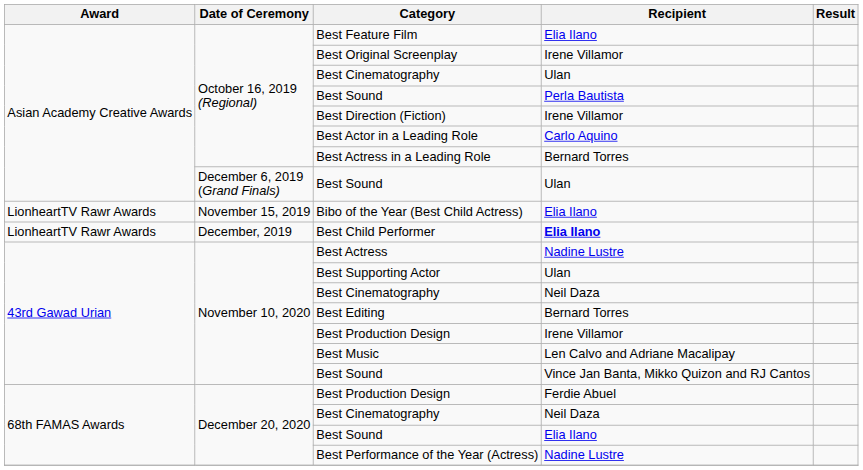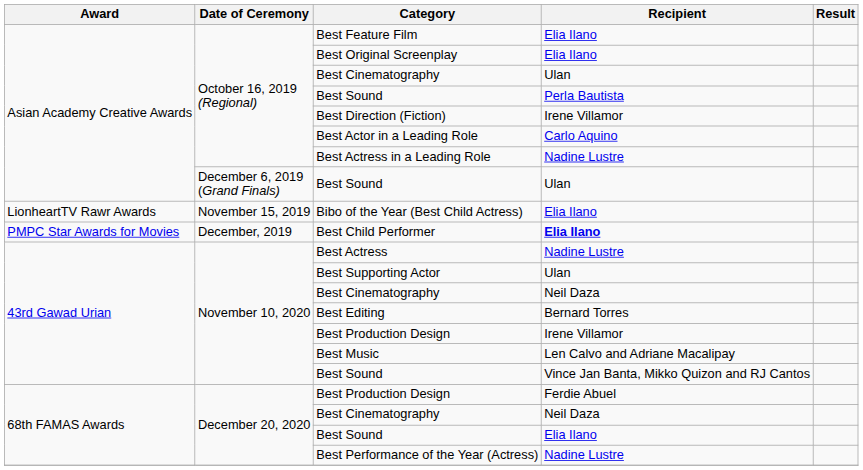(584, 55) Irene Villamor -> (571, 55) Elia Ilano
(586, 156) Bernard Torres -> (584, 156) Nadine Lustre
(82, 232) LionheartTV Rawr Awards -> (93, 232) PMPC Star Awards for Movies
